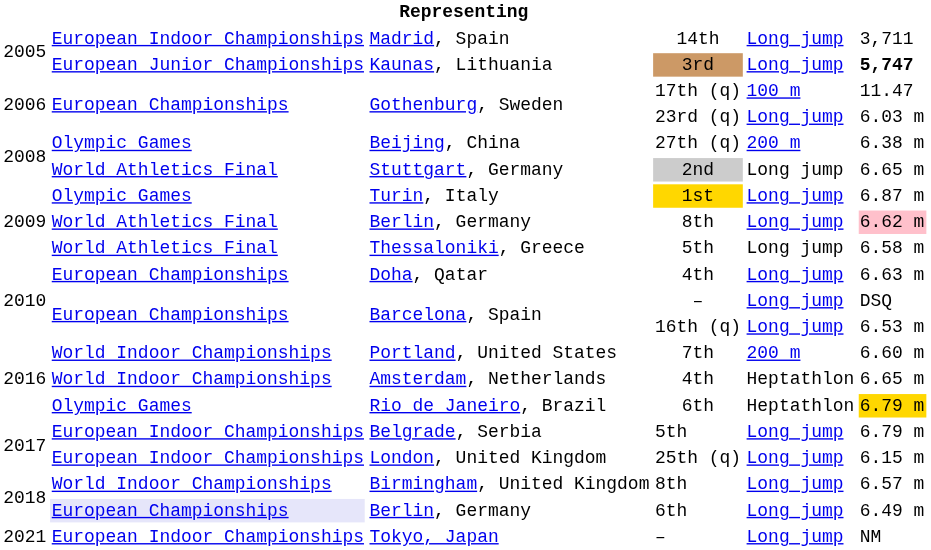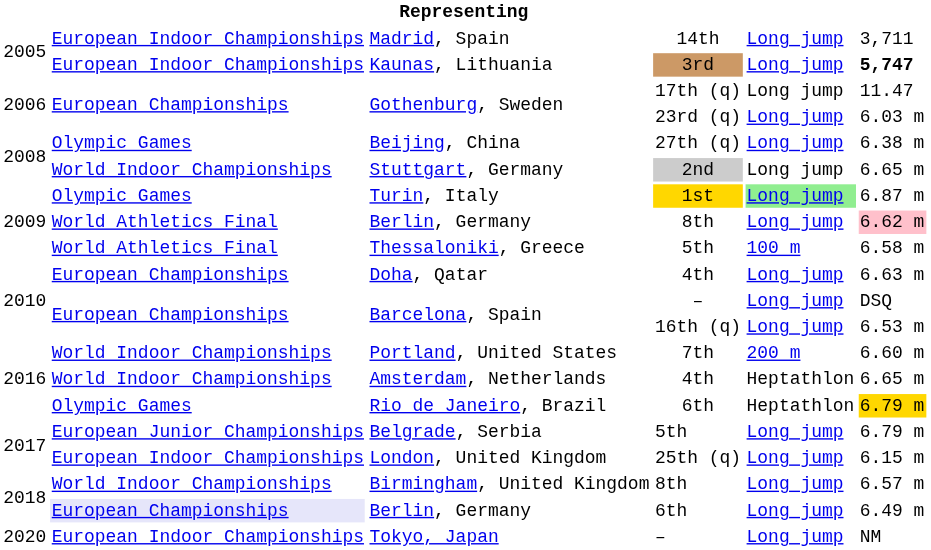(208, 65) European Junior Championships -> (208, 65) European Indoor Championships
(774, 91) 100 m -> (795, 91) Long jump
(774, 144) 200 m -> (795, 144) Long jump
(165, 170) World Athletics Final -> (192, 170) World Indoor Championships
(795, 196) no background -> (795, 196) lightgreen background
(795, 248) Long jump -> (774, 248) 100 m
(208, 432) European Indoor Championships -> (208, 432) European Junior Championships
(25, 537) 2021 -> (25, 537) 2020
